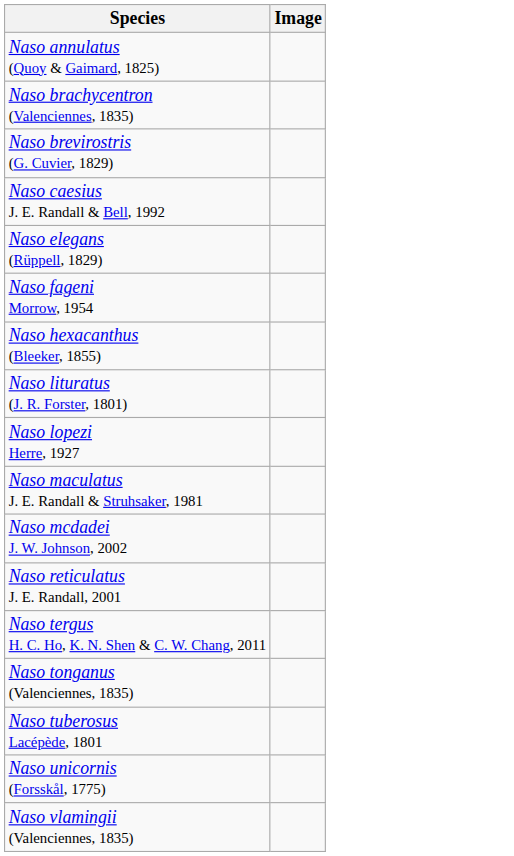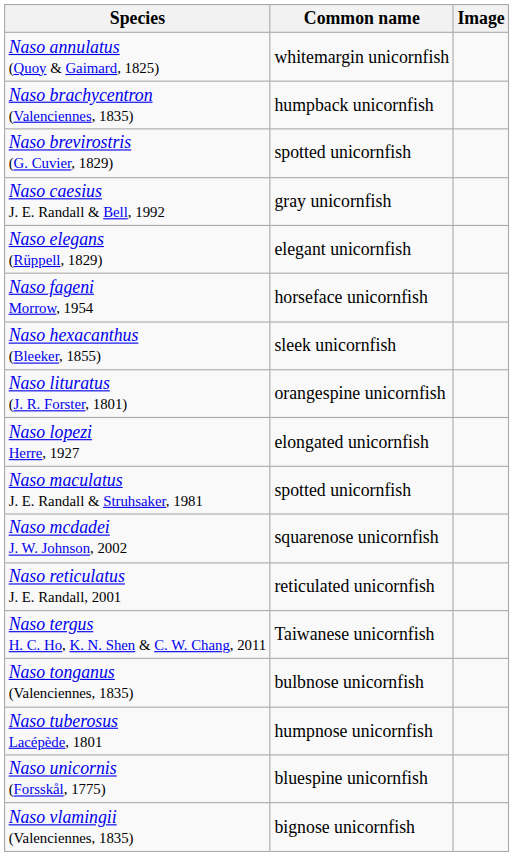+ column: (362, 18)
